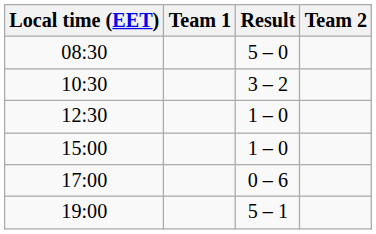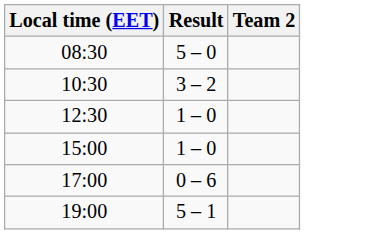- column: (200, 20)
